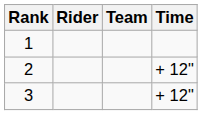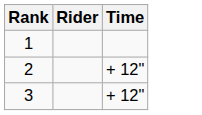- column: (127, 17)
